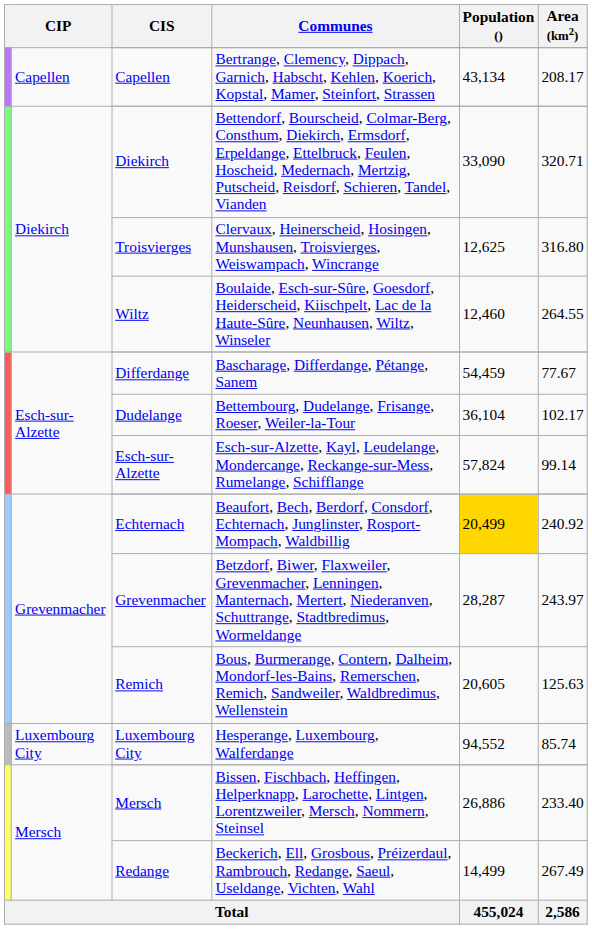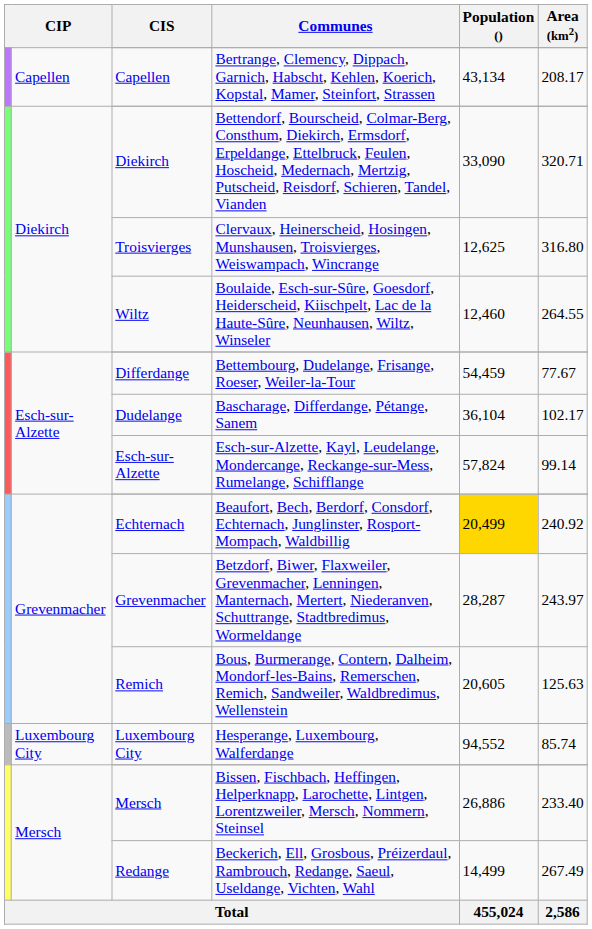(322, 373) Bascharage, Differdange, Pétange, Sanem -> (325, 373) Bettembourg, Dudelange, Frisange, Roeser, Weiler-la-Tour
(325, 414) Bettembourg, Dudelange, Frisange, Roeser, Weiler-la-Tour -> (322, 414) Bascharage, Differdange, Pétange, Sanem
